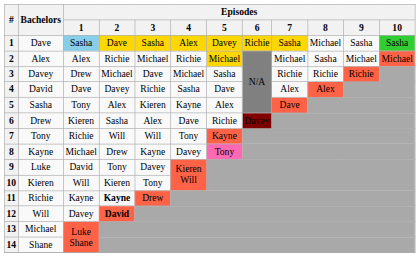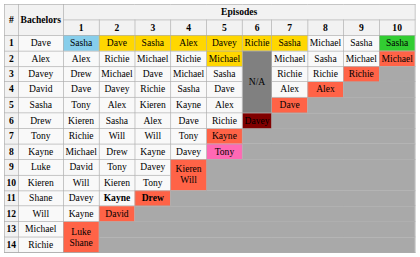(41, 198) Richie -> (41, 198) Shane
(81, 198) Kayne -> (81, 198) Davey
(153, 198) normal -> (153, 198) bold
(81, 213) Davey -> (81, 213) Kayne
(117, 213) bold -> (117, 213) normal
(41, 244) Shane -> (41, 244) Richie
